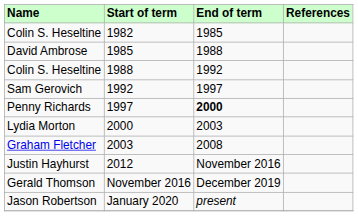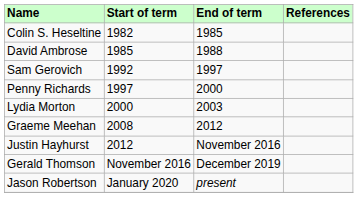- row: (54, 70)
(210, 107) bold -> (210, 88) normal
- row: (52, 145)
+ row: (52, 126)
